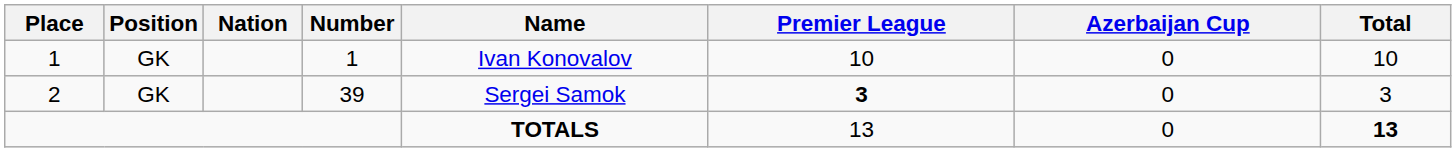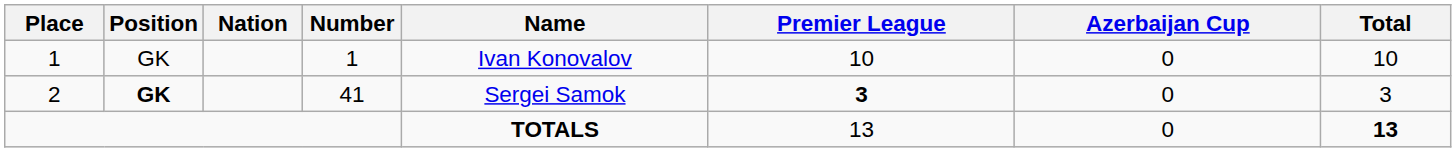(154, 94) normal -> (154, 94) bold
(352, 94) 39 -> (352, 94) 41
